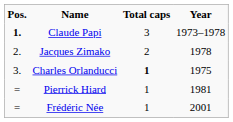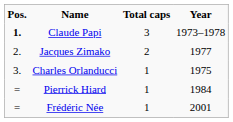(201, 51) 1978 -> (201, 51) 1977
(147, 70) bold -> (147, 70) normal
(201, 89) 1981 -> (201, 89) 1984
